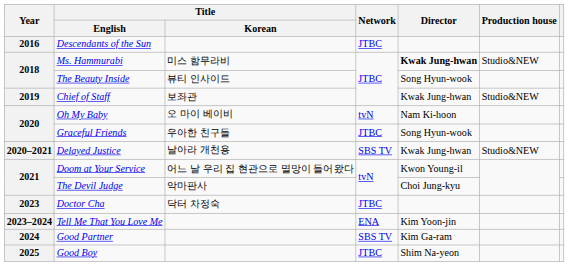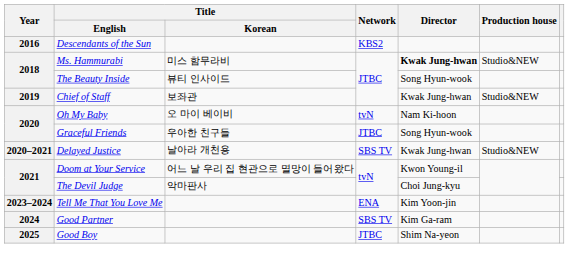(370, 44) JTBC -> (371, 44) KBS2
- row: (81, 204)
